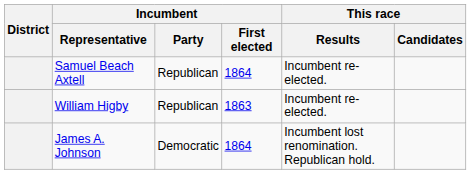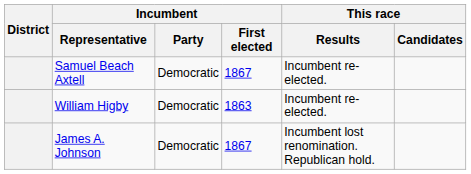(188, 73) Republican -> (188, 73) Democratic
(238, 73) 1864 -> (238, 73) 1867
(188, 106) Republican -> (188, 106) Democratic
(238, 146) 1864 -> (238, 146) 1867
